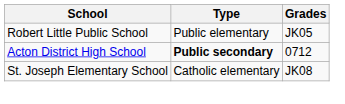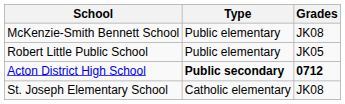+ row: (93, 33)
(298, 52) normal -> (310, 71) bold
